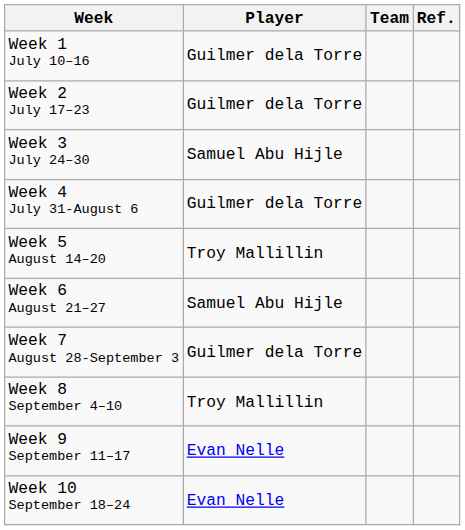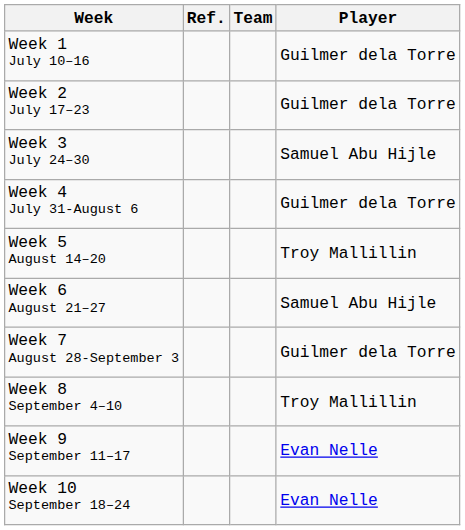columns swapped: (275, 18) <-> (436, 18)
